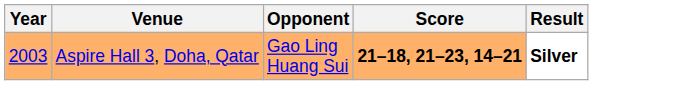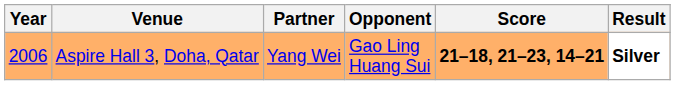+ column: (304, 19)
(28, 56) 2003 -> (28, 56) 2006
